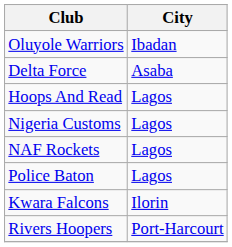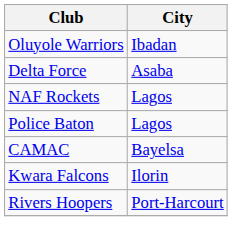- row: (65, 96)
- row: (65, 123)
+ row: (39, 149)
